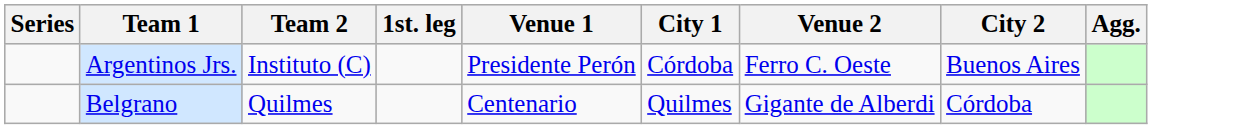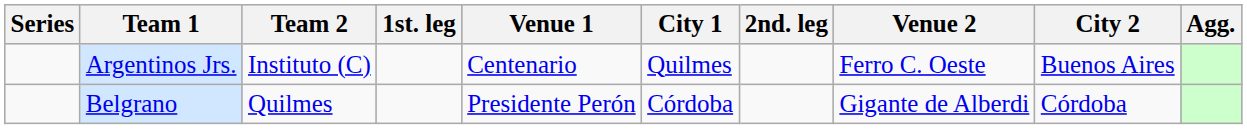+ column: (786, 24)
(551, 63) Presidente Perón -> (522, 63) Centenario
(690, 63) Córdoba -> (689, 63) Quilmes
(522, 103) Centenario -> (551, 103) Presidente Perón
(689, 103) Quilmes -> (690, 103) Córdoba
